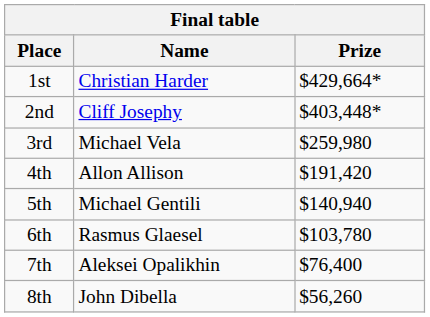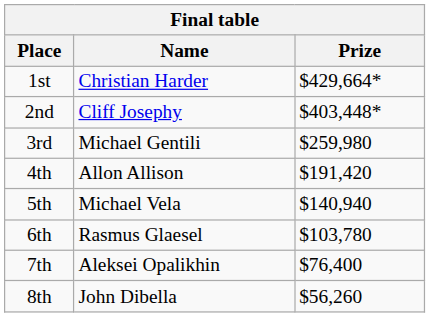(130, 142) Michael Vela -> (140, 142) Michael Gentili
(140, 204) Michael Gentili -> (130, 204) Michael Vela
